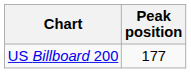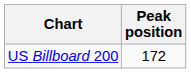(154, 56) 177 -> (154, 56) 172
